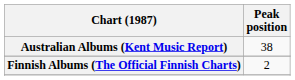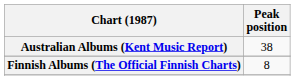(267, 65) 2 -> (267, 65) 8
